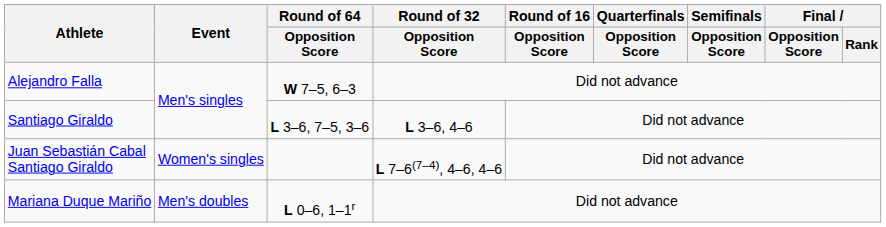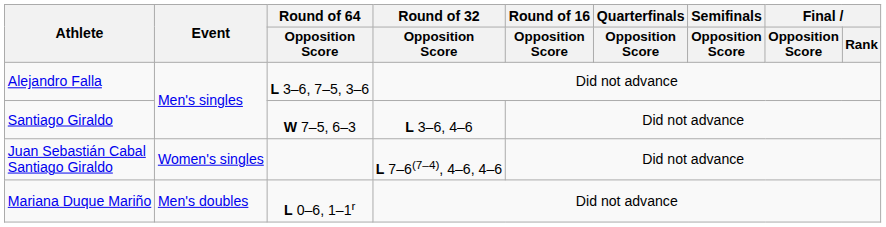(320, 90) W 7–5, 6–3 -> (320, 90) L 3–6, 7–5, 3–6
(320, 128) L 3–6, 7–5, 3–6 -> (320, 128) W 7–5, 6–3
